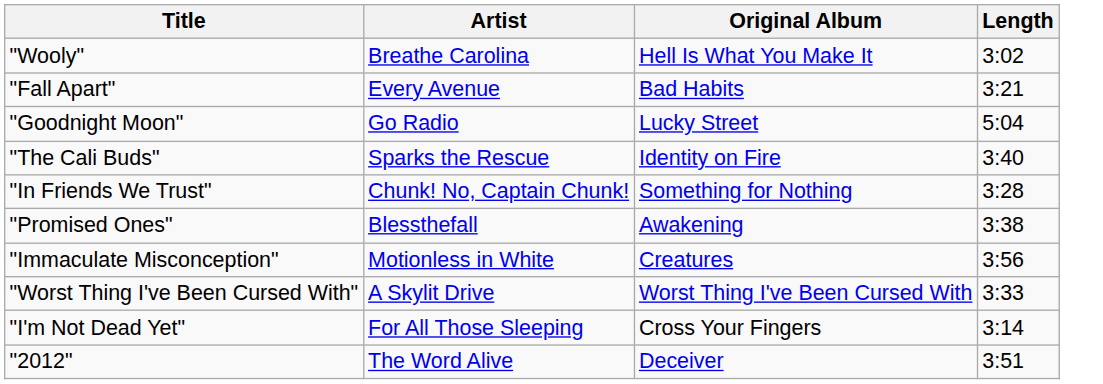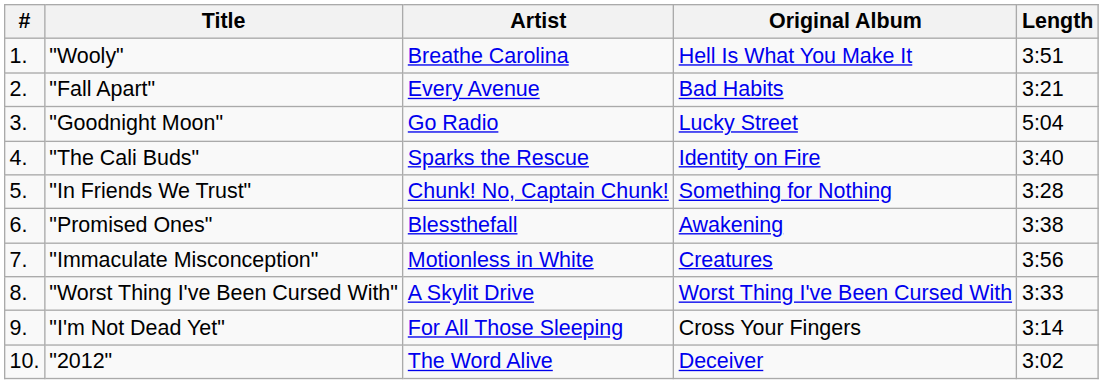+ column: (25, 21)
(1003, 55) 3:02 -> (1043, 55) 3:51
(1003, 361) 3:51 -> (1043, 361) 3:02
